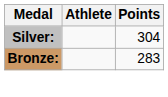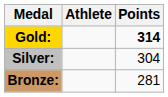+ row: (33, 37)
(149, 59) 283 -> (149, 80) 281
